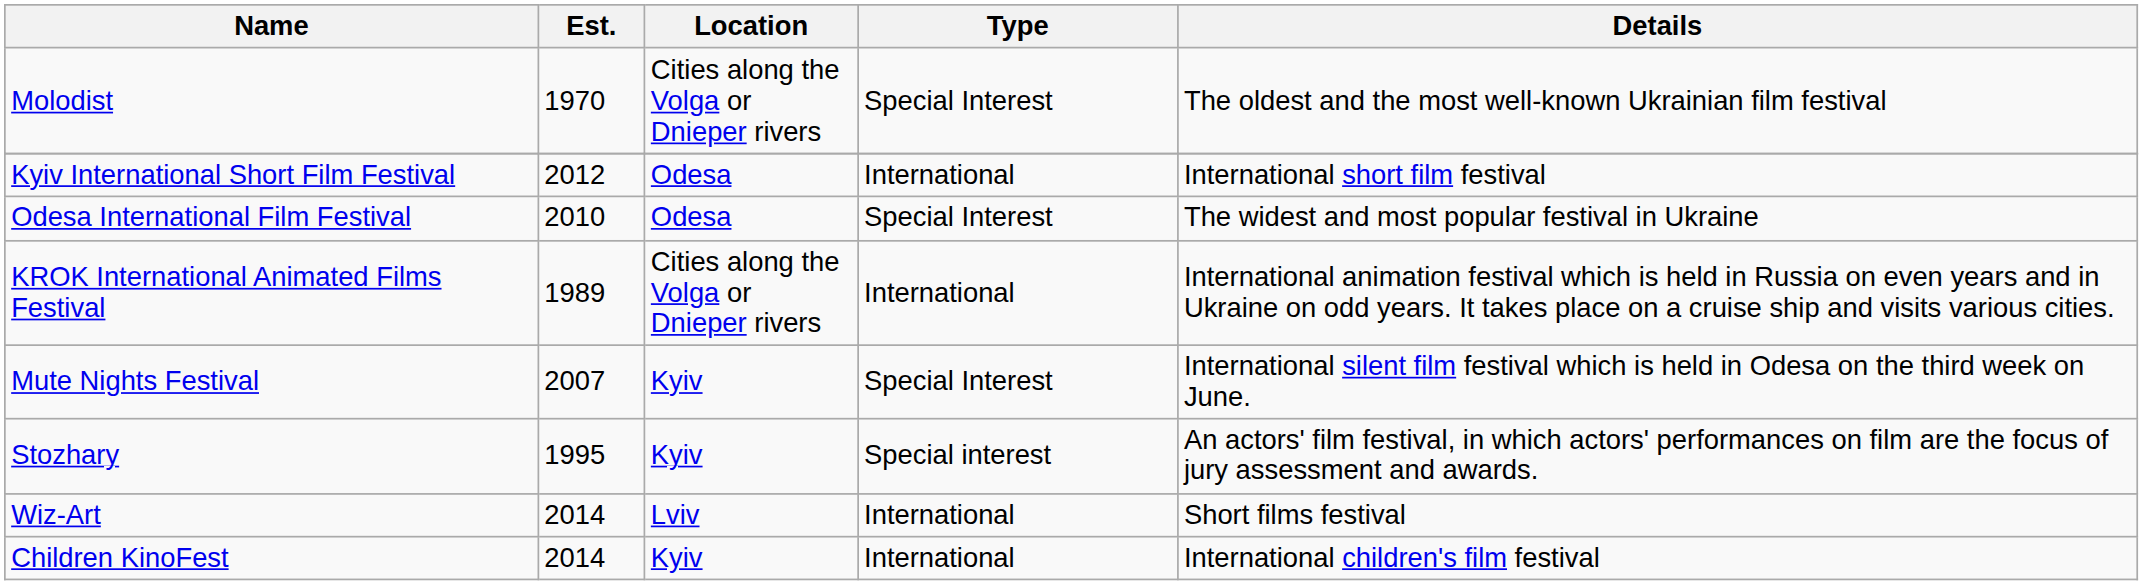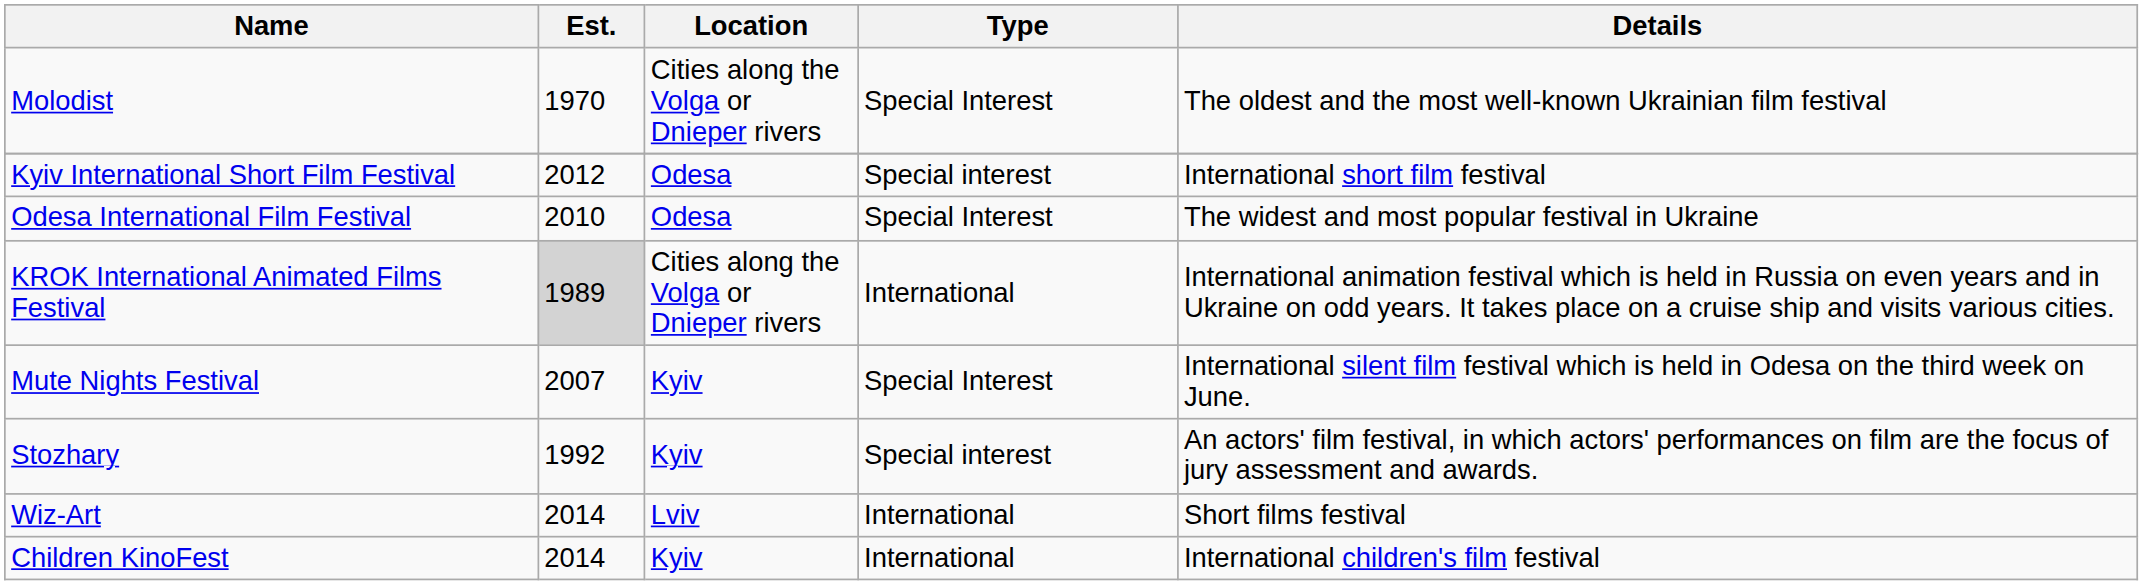(939, 174) International -> (958, 174) Special interest
(575, 292) no background -> (575, 292) lightgrey background
(575, 455) 1995 -> (575, 455) 1992
